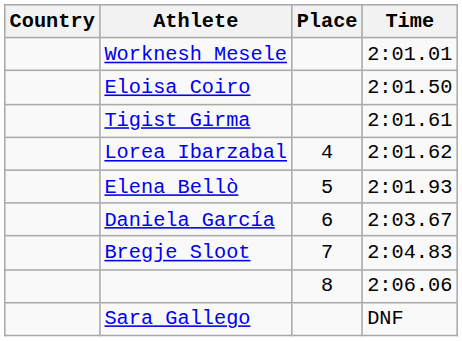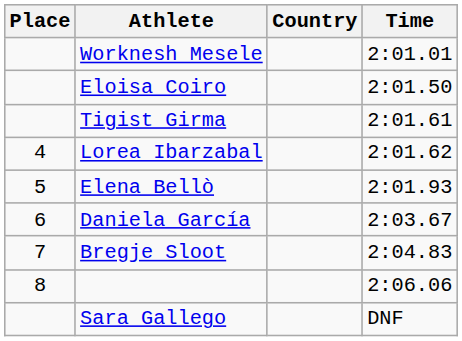columns swapped: (327, 21) <-> (52, 21)
